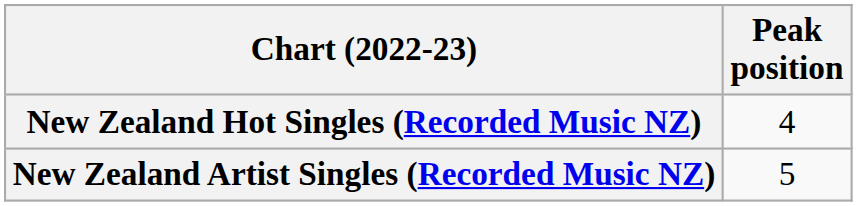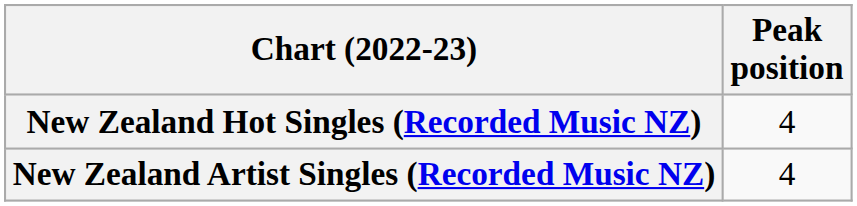(787, 173) 5 -> (787, 173) 4
